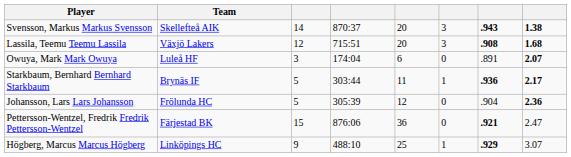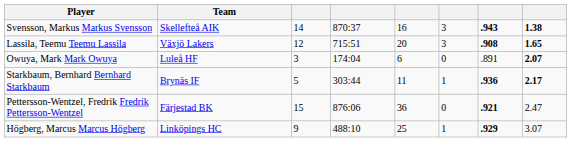(402, 28) 20 -> (402, 28) 16
(533, 43) 1.68 -> (533, 43) 1.65
- row: (70, 102)
